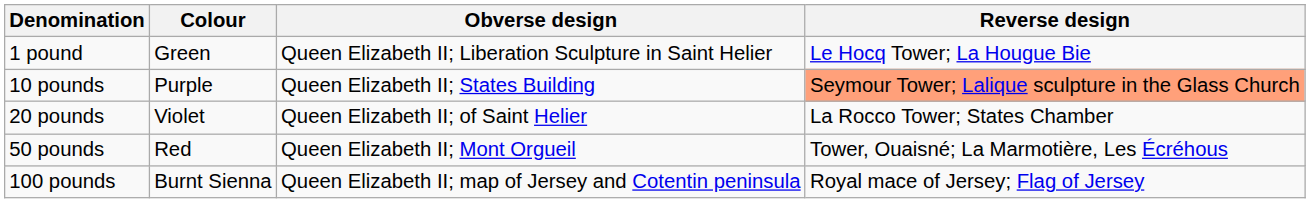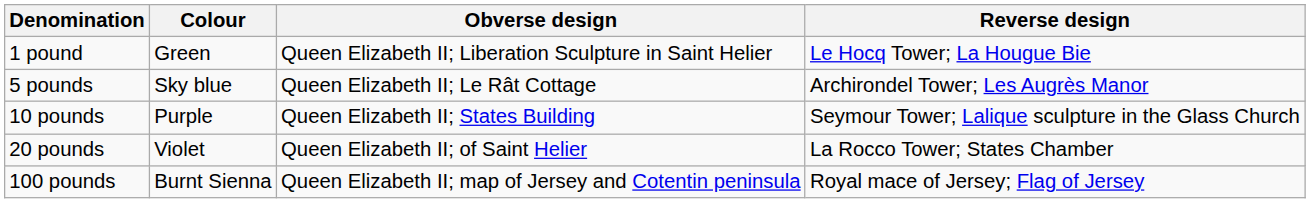+ row: (51, 85)
(1055, 85) lightsalmon background -> (1055, 117) no background
- row: (57, 149)
